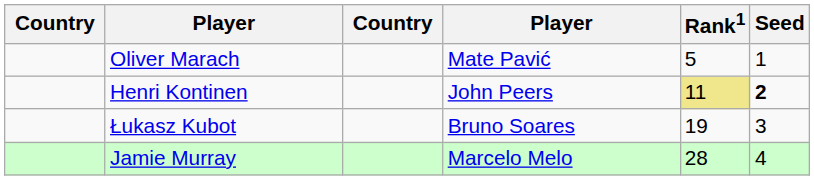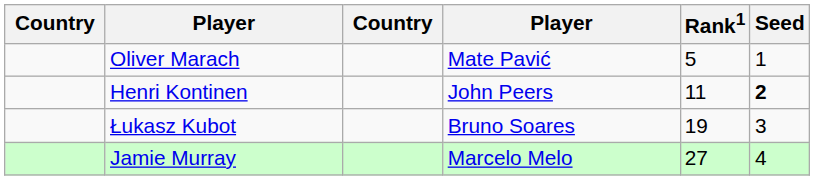(696, 92) khaki background -> (696, 92) no background
(696, 158) 28 -> (696, 158) 27
